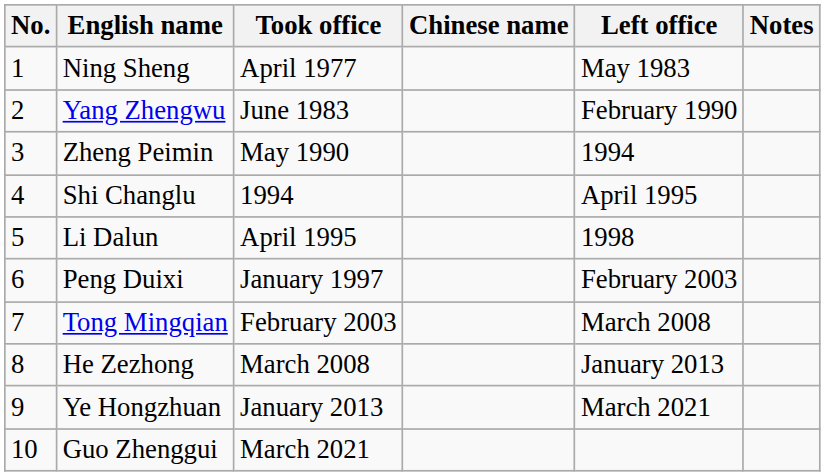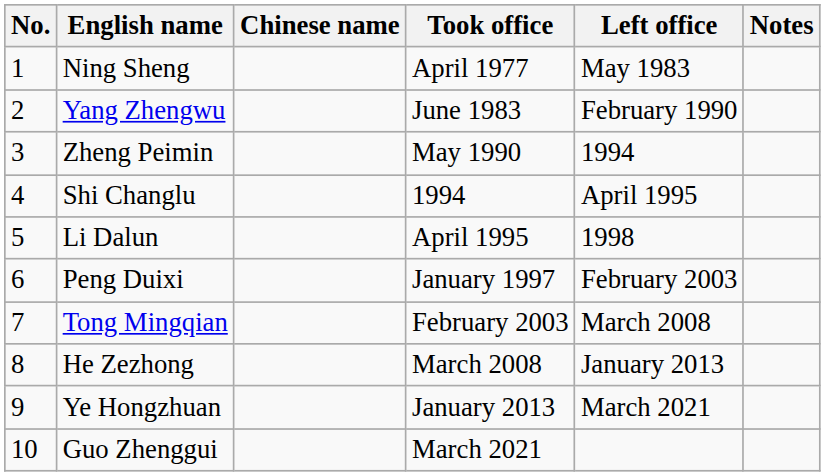columns swapped: (489, 25) <-> (318, 25)
